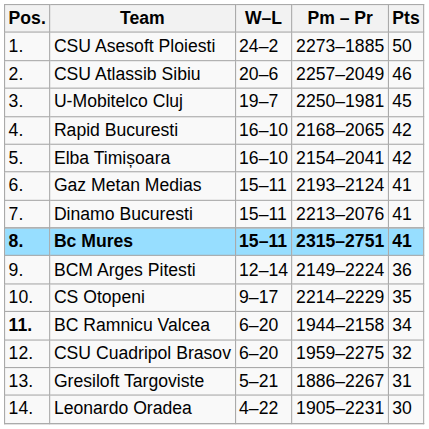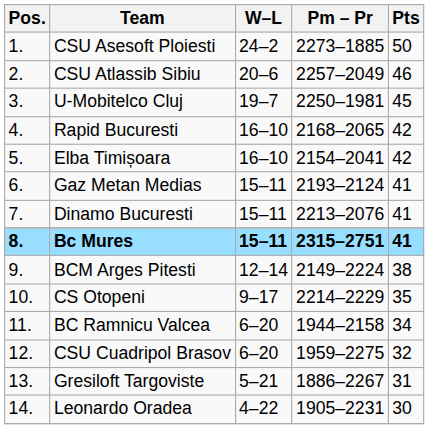(402, 269) 36 -> (402, 269) 38
(20, 325) bold -> (20, 325) normal
